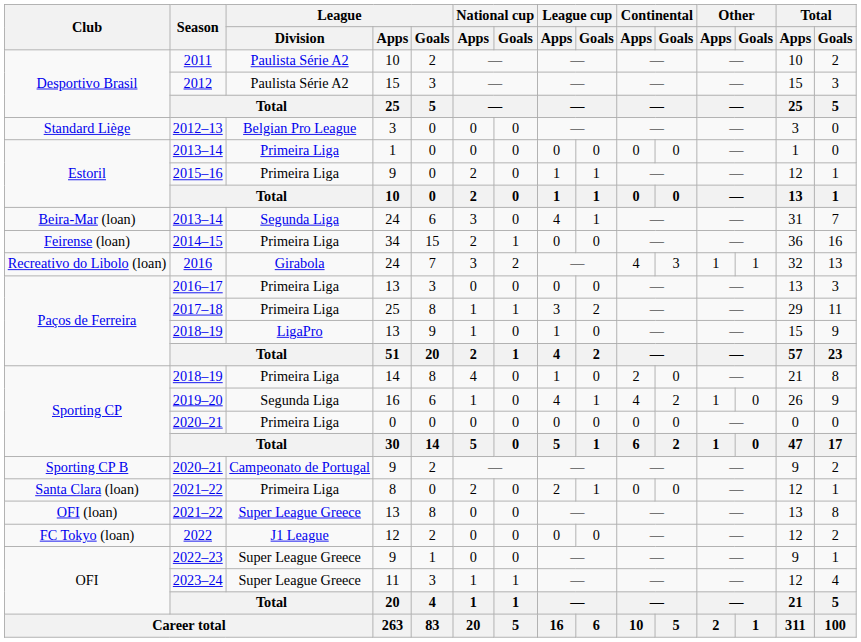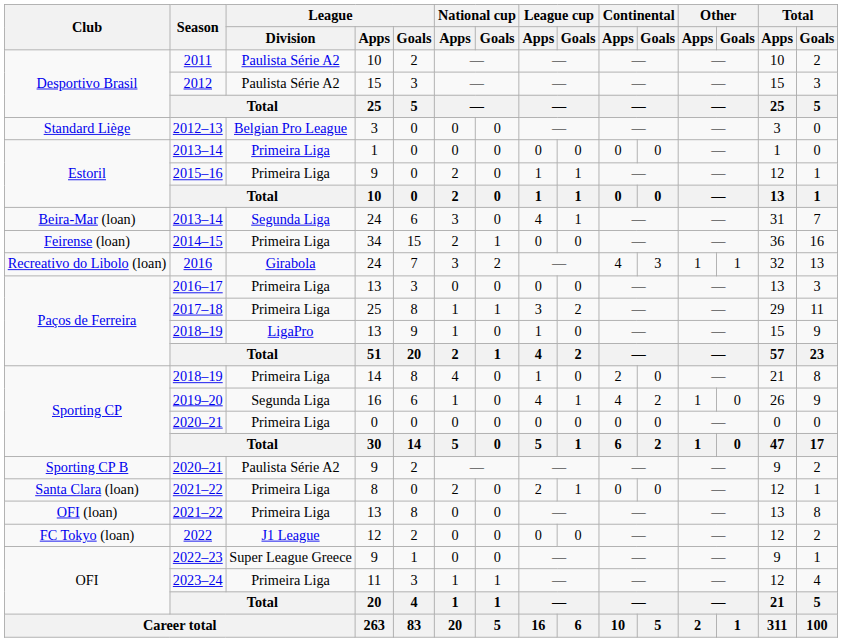(300, 467) Campeonato de Portugal -> (291, 467) Paulista Série A2
(300, 512) Super League Greece -> (291, 512) Primeira Liga
(300, 580) Super League Greece -> (291, 580) Primeira Liga
